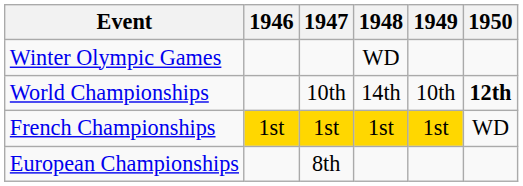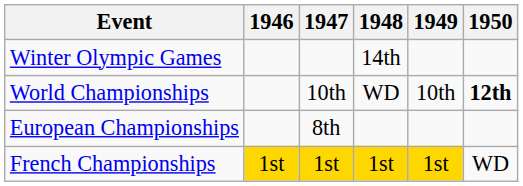(381, 57) WD -> (381, 57) 14th
(381, 92) 14th -> (381, 92) WD
rows swapped: (124, 163) <-> (113, 127)
